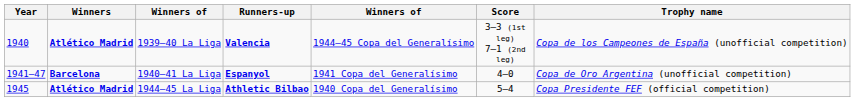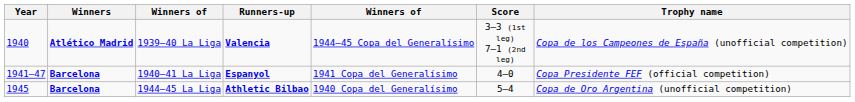(664, 74) Copa de Oro Argentina (unofficial competition) -> (653, 74) Copa Presidente FEF (official competition)
(92, 89) Atlético Madrid -> (75, 89) Barcelona
(653, 89) Copa Presidente FEF (official competition) -> (664, 89) Copa de Oro Argentina (unofficial competition)
